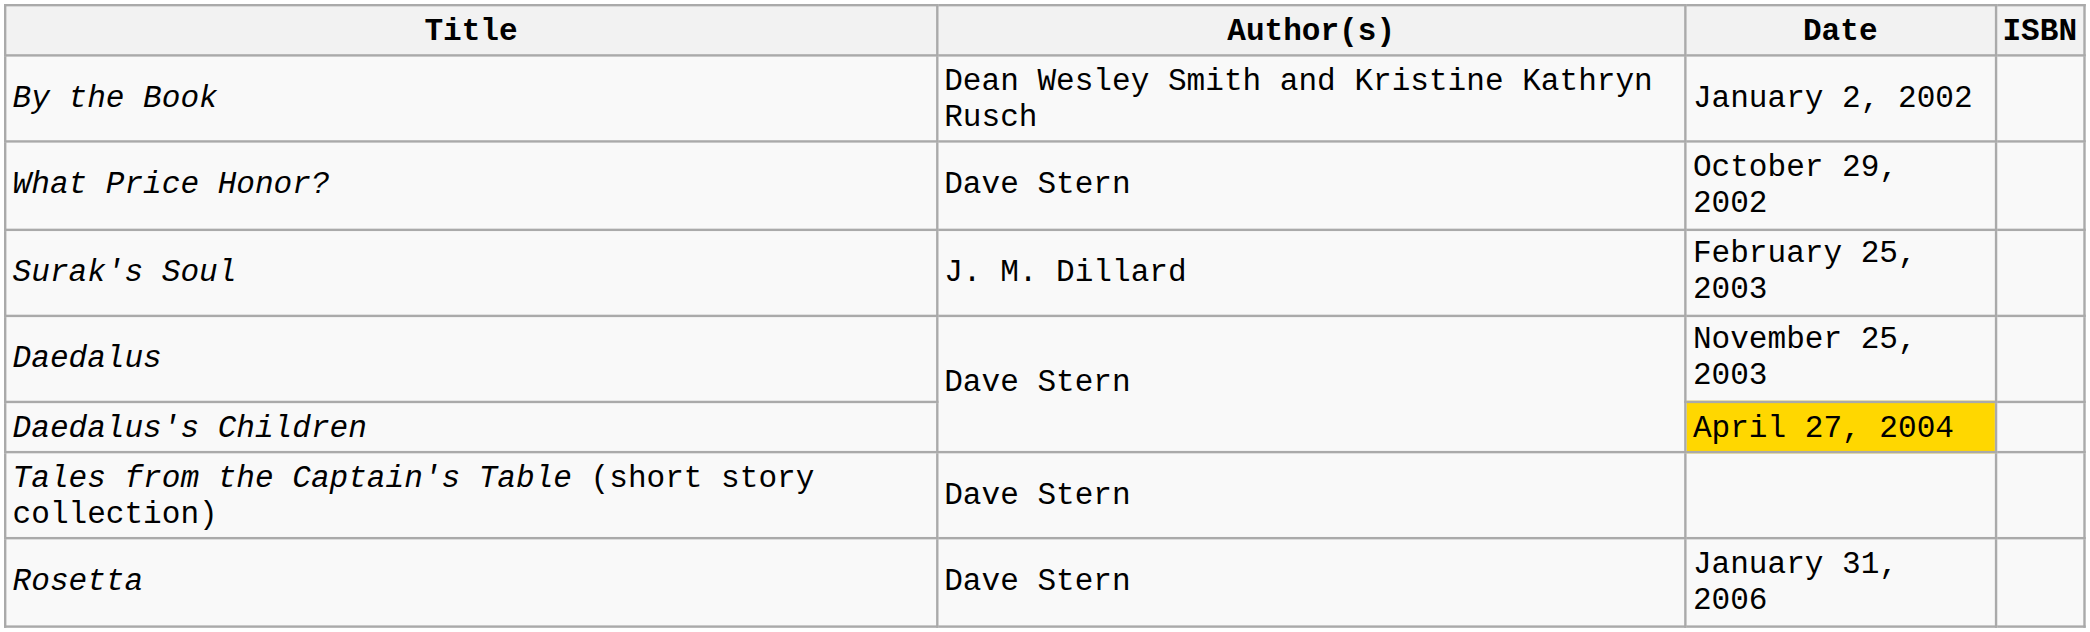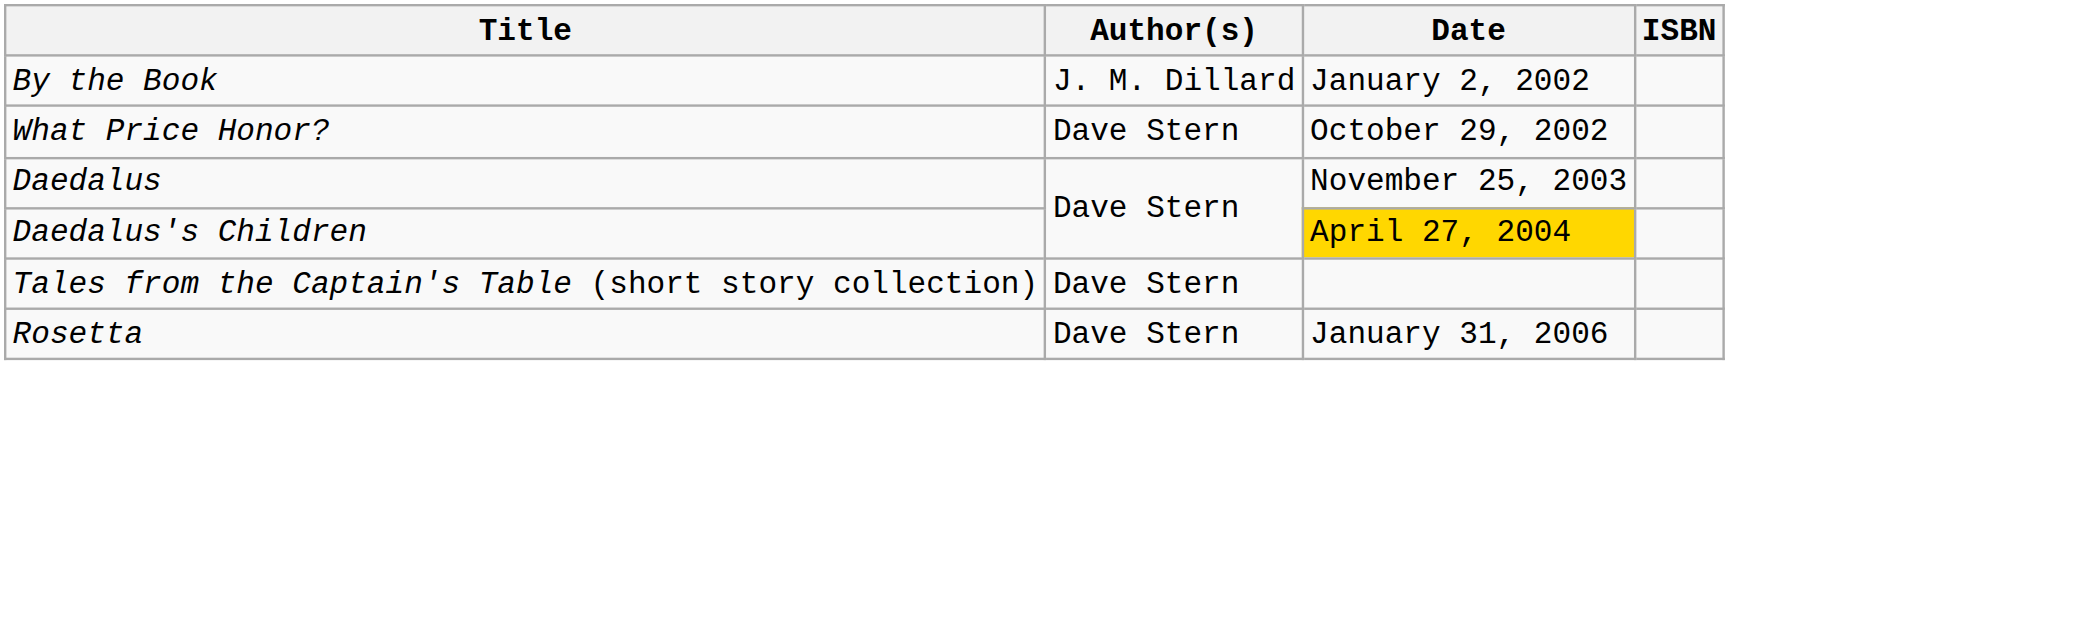(1298, 99) Dean Wesley Smith and Kristine Kathryn Rusch -> (1174, 81) J. M. Dillard
- row: (124, 272)
